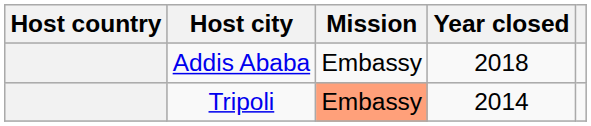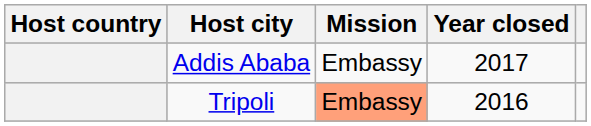(501, 62) 2018 -> (501, 62) 2017
(501, 101) 2014 -> (501, 101) 2016
